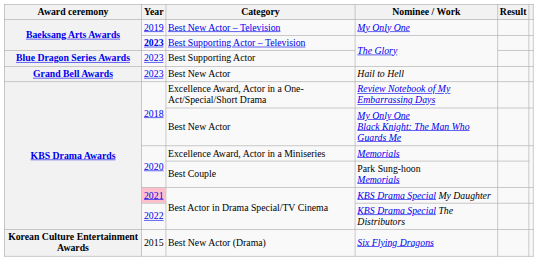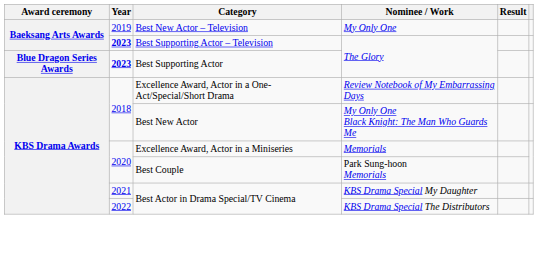(154, 58) normal -> (121, 64) bold
- row: (199, 74)
(154, 195) pink background -> (121, 190) no background
- row: (217, 242)
